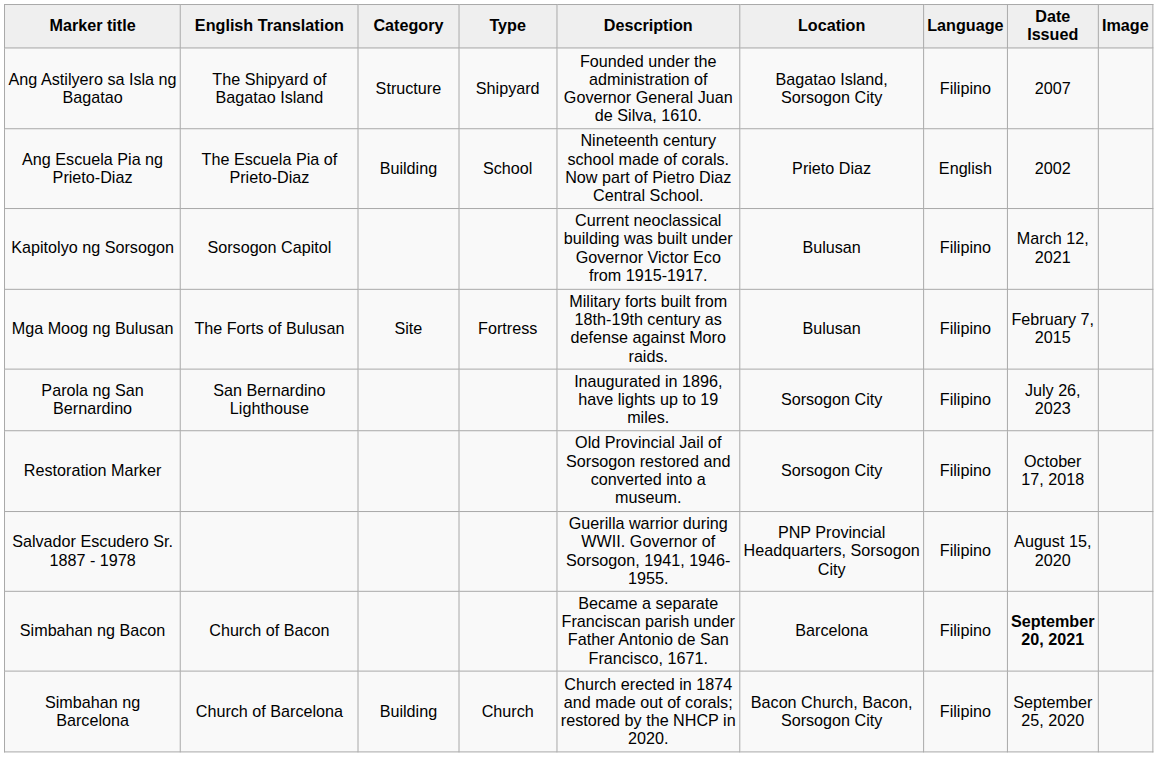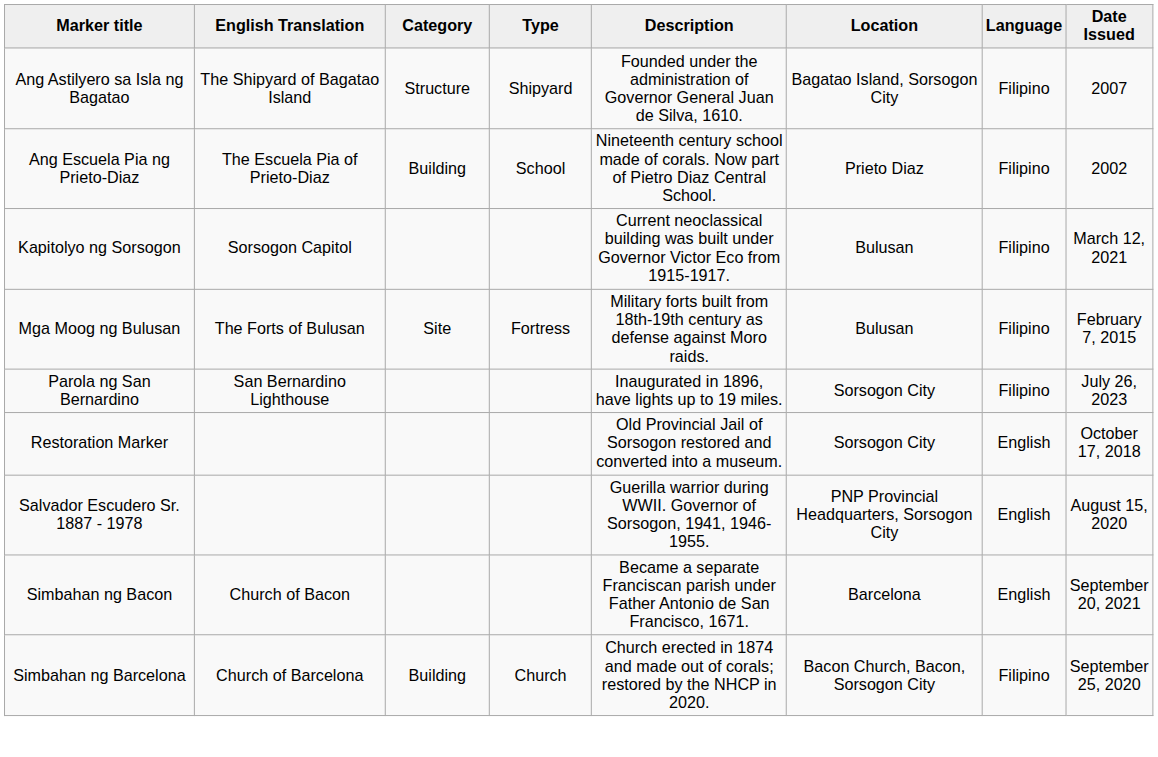- column: (1125, 26)
(965, 168) English -> (1024, 168) Filipino
(965, 471) Filipino -> (1024, 443) English
(965, 551) Filipino -> (1024, 514) English
(965, 631) Filipino -> (1024, 595) English
(1053, 631) bold -> (1109, 595) normal
